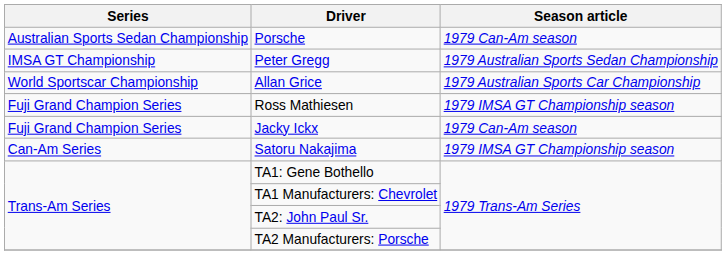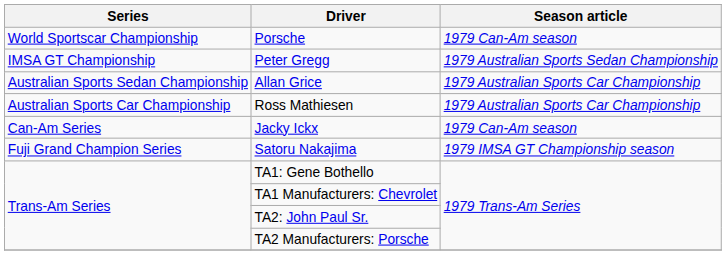(128, 38) Australian Sports Sedan Championship -> (103, 38) World Sportscar Championship
(103, 83) World Sportscar Championship -> (128, 83) Australian Sports Sedan Championship
(95, 105) Fuji Grand Champion Series -> (119, 105) Australian Sports Car Championship
(559, 105) 1979 IMSA GT Championship season -> (572, 105) 1979 Australian Sports Car Championship
(95, 127) Fuji Grand Champion Series -> (54, 127) Can-Am Series
(54, 150) Can-Am Series -> (95, 150) Fuji Grand Champion Series
